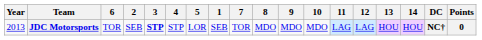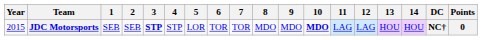columns swapped: (219, 12) <-> (112, 12)
(16, 27) 2013 -> (16, 27) 2015
(317, 27) normal -> (318, 27) bold
